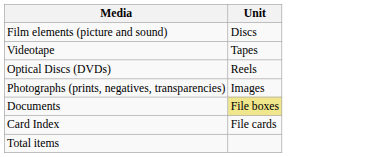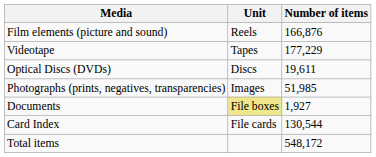+ column: (326, 13)
(244, 32) Discs -> (244, 32) Reels
(244, 69) Reels -> (244, 69) Discs
